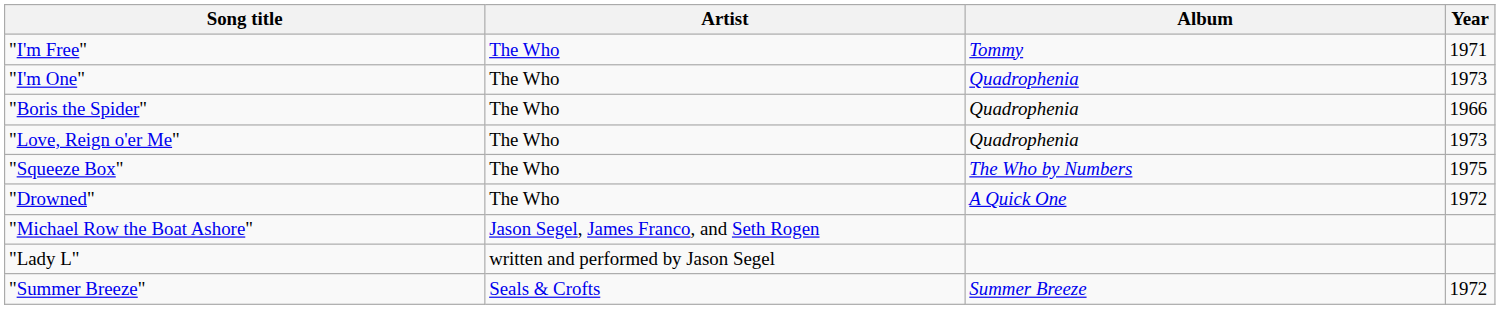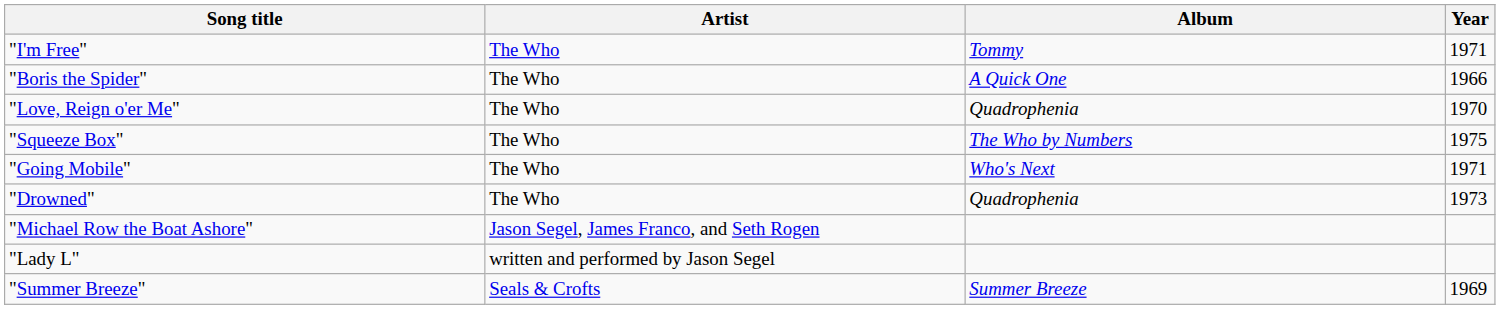- row: (47, 79)
(1024, 109) Quadrophenia -> (1018, 79) A Quick One
(1468, 139) 1973 -> (1468, 109) 1970
+ row: (70, 169)
(1018, 199) A Quick One -> (1024, 199) Quadrophenia
(1468, 199) 1972 -> (1468, 199) 1973
(1468, 288) 1972 -> (1468, 288) 1969
